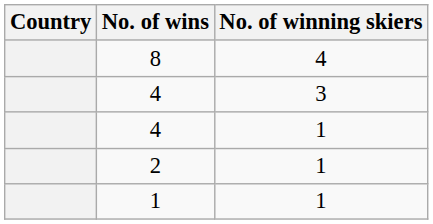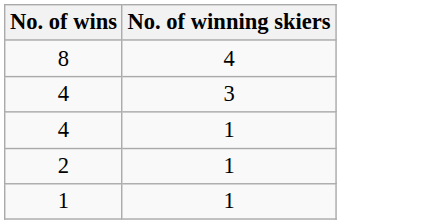- column: (51, 22)
